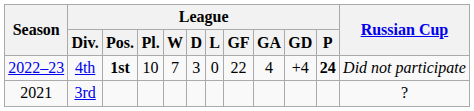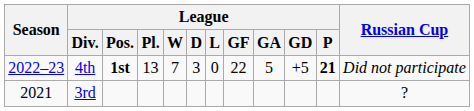(151, 67) 10 -> (151, 67) 13
(269, 67) 4 -> (269, 67) 5
(300, 67) +4 -> (300, 67) +5
(328, 67) 24 -> (328, 67) 21
